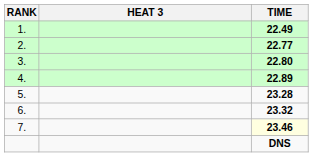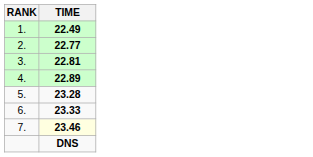- column: (145, 13)
(280, 62) 22.80 -> (68, 62) 22.81
(280, 111) 23.32 -> (68, 111) 23.33
